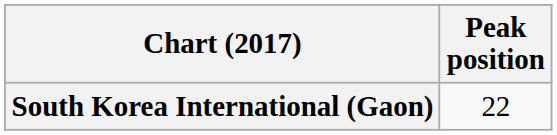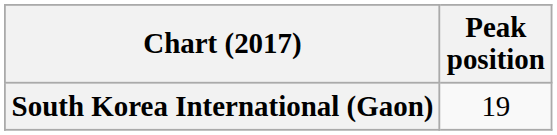(496, 105) 22 -> (496, 105) 19
